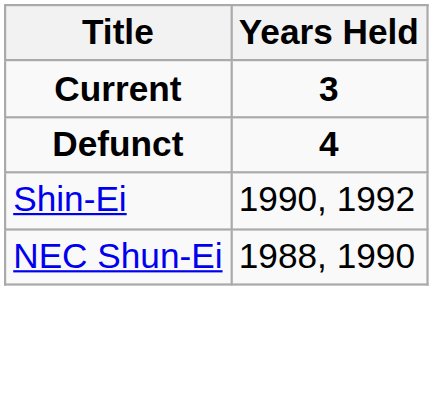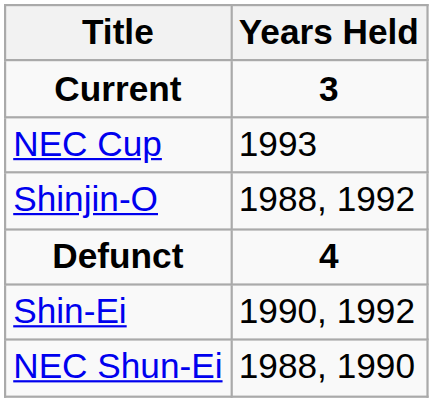+ row: (88, 144)
+ row: (86, 199)
